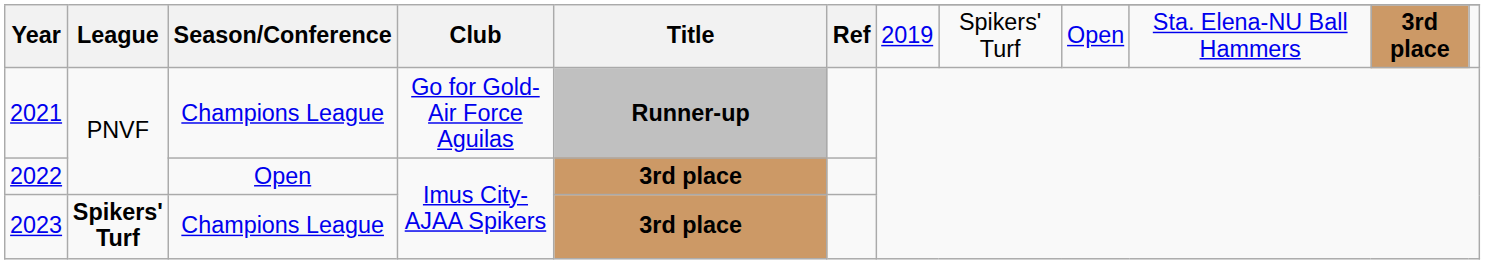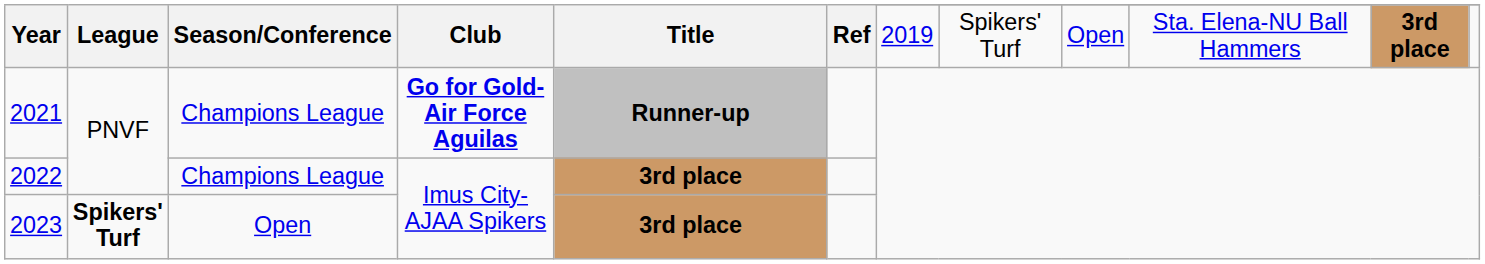(475, 112) normal -> (475, 112) bold
(283, 175) Open -> (283, 175) Champions League
(283, 226) Champions League -> (283, 226) Open
